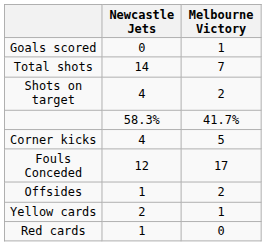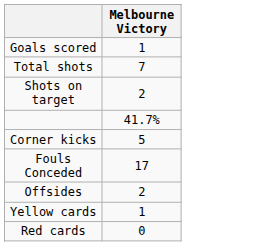- column: (142, 21)
